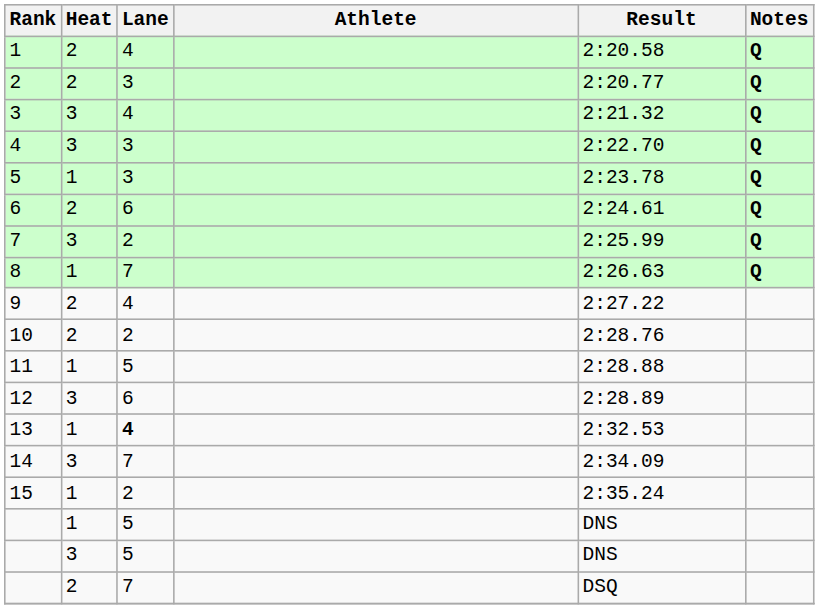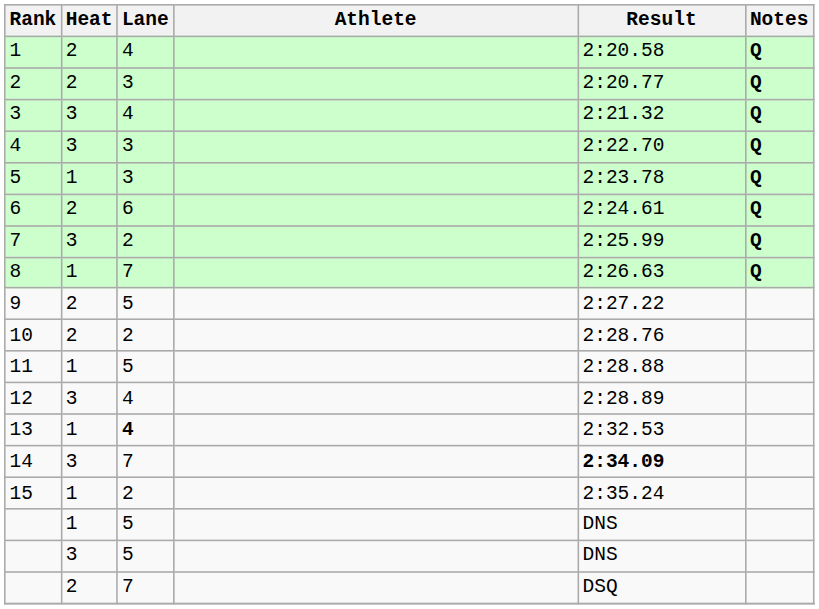(128, 304) 4 -> (128, 304) 5
(128, 399) 6 -> (128, 399) 4
(623, 462) normal -> (623, 462) bold
